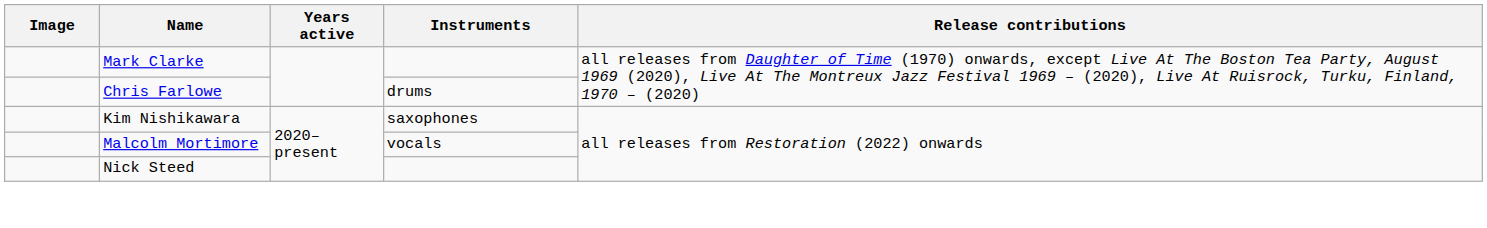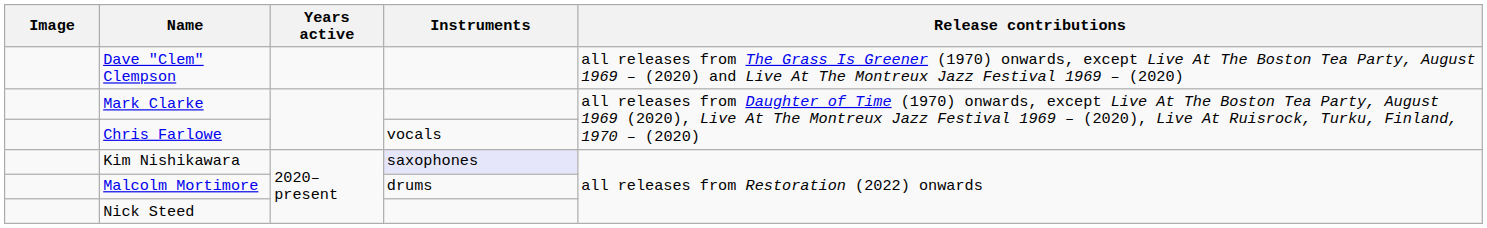+ row: (153, 68)
(410, 92) drums -> (414, 134) vocals
(432, 119) no background -> (432, 162) lavender background
(414, 144) vocals -> (410, 186) drums
